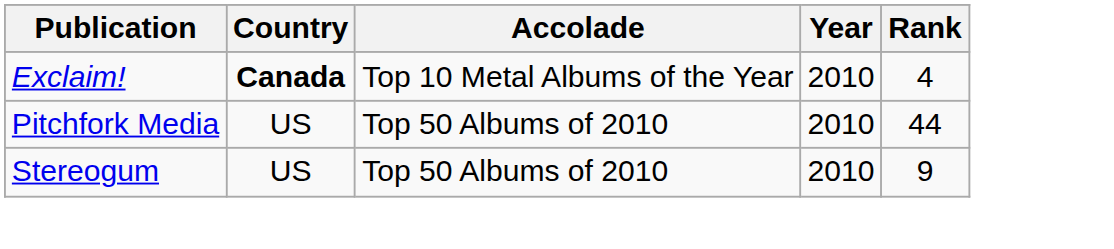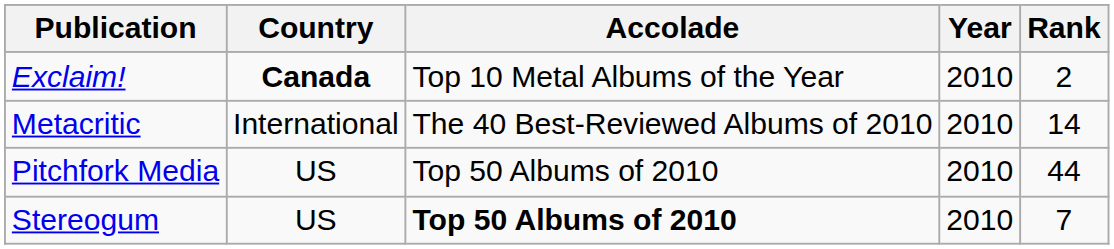(925, 76) 4 -> (1064, 76) 2
+ row: (76, 123)
(515, 171) normal -> (575, 219) bold
(925, 171) 9 -> (1064, 219) 7
